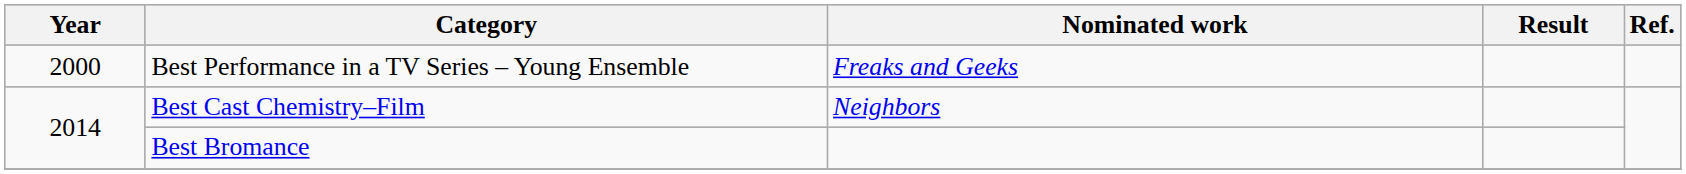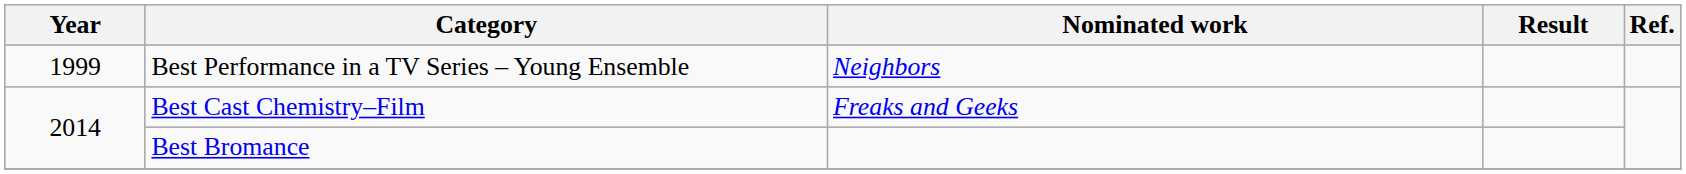(75, 65) 2000 -> (75, 65) 1999
(926, 65) Freaks and Geeks -> (887, 65) Neighbors
(887, 106) Neighbors -> (926, 106) Freaks and Geeks
